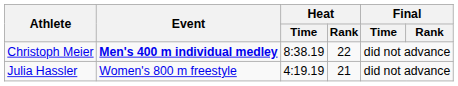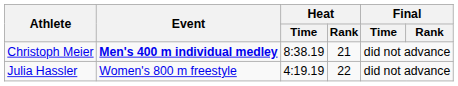(344, 52) 22 -> (344, 52) 21
(344, 71) 21 -> (344, 71) 22
